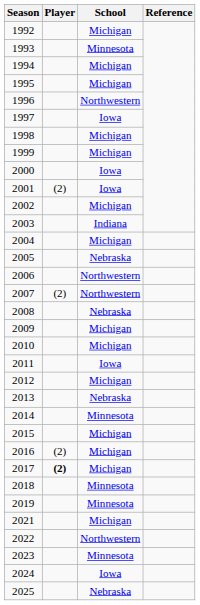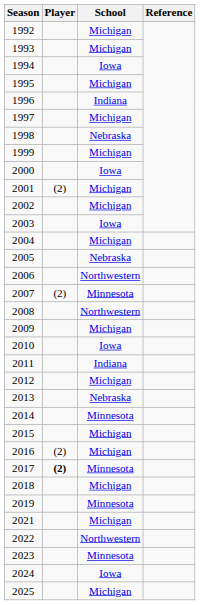(110, 48) Minnesota -> (110, 48) Michigan
(110, 65) Michigan -> (110, 65) Iowa
(110, 100) Northwestern -> (110, 100) Indiana
(110, 118) Iowa -> (110, 118) Michigan
(110, 135) Michigan -> (110, 135) Nebraska
(110, 188) Iowa -> (110, 188) Michigan
(110, 223) Indiana -> (110, 223) Iowa
(110, 293) Northwestern -> (110, 293) Minnesota
(110, 310) Nebraska -> (110, 310) Northwestern
(110, 345) Michigan -> (110, 345) Iowa
(110, 363) Iowa -> (110, 363) Indiana
(110, 468) Michigan -> (110, 468) Minnesota
(110, 485) Minnesota -> (110, 485) Michigan
(110, 591) Nebraska -> (110, 591) Michigan
